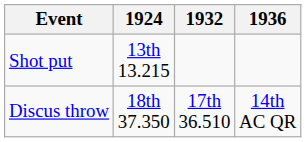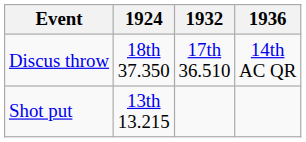rows swapped: (41, 60) <-> (59, 111)
